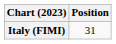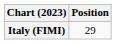(90, 30) 31 -> (90, 30) 29
